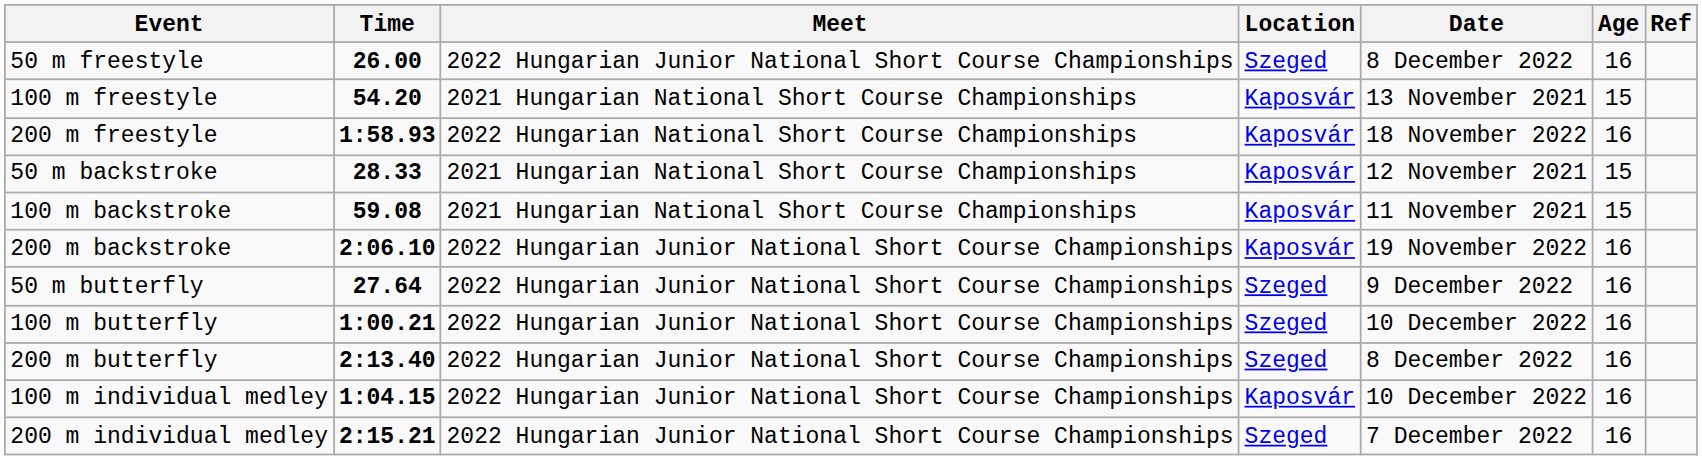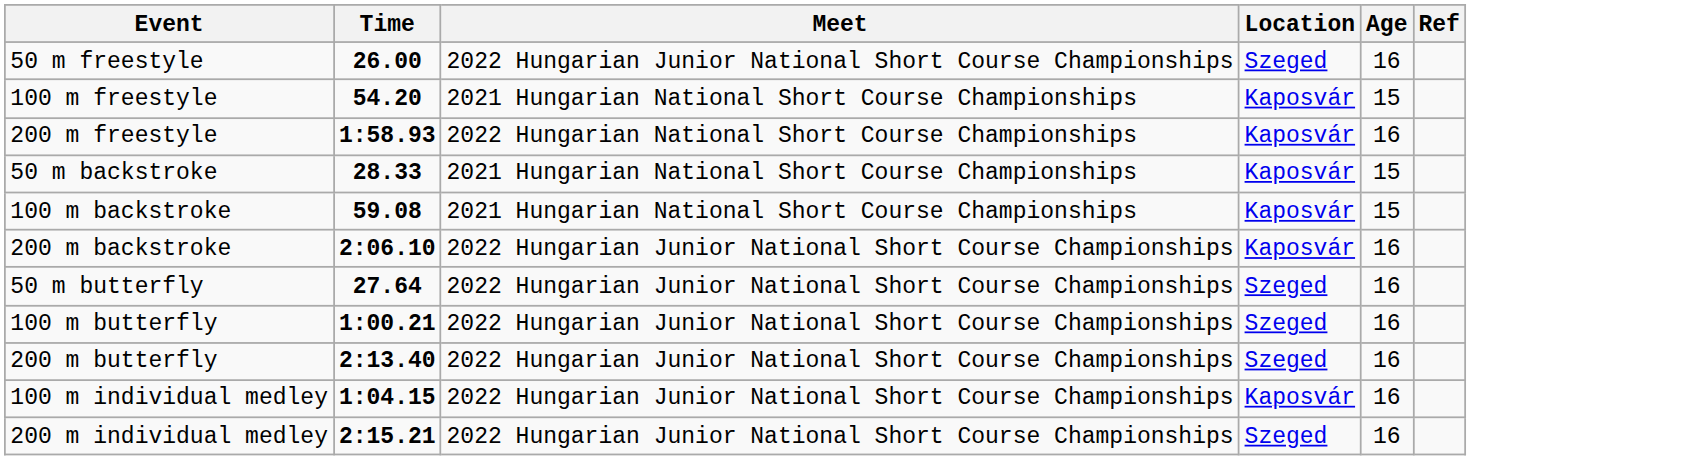- column: (1476, 24)
